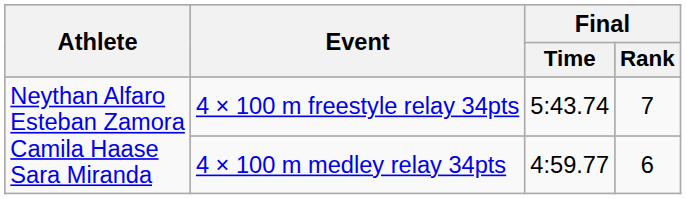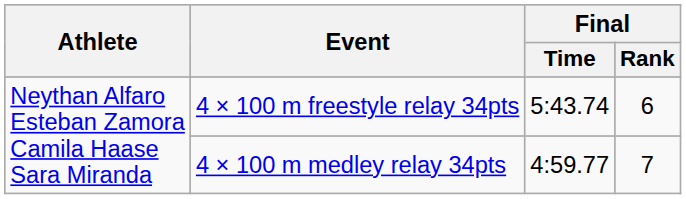(647, 107) 7 -> (647, 107) 6
(647, 165) 6 -> (647, 165) 7
